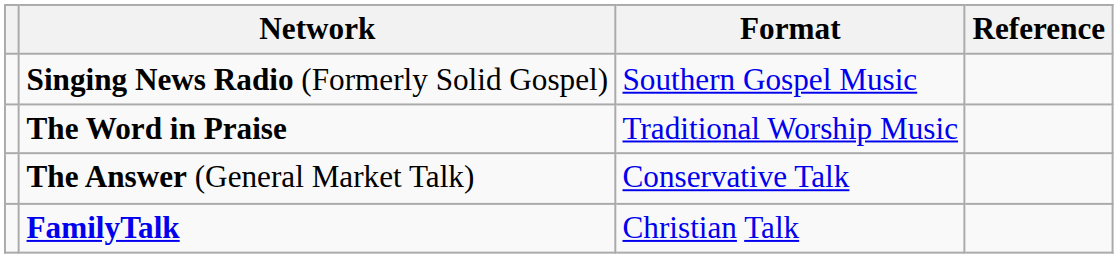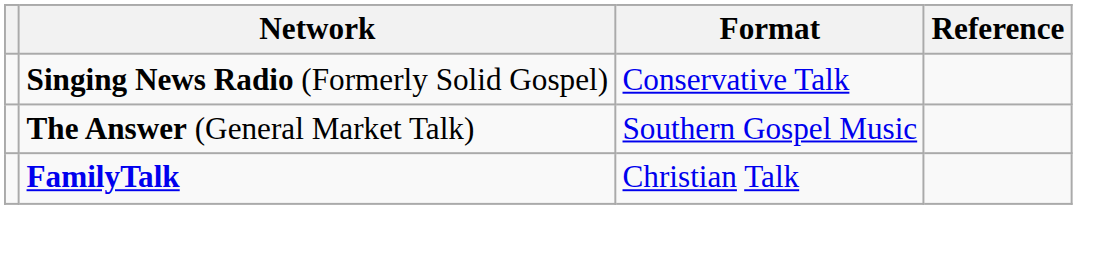(770, 78) Southern Gospel Music -> (736, 78) Conservative Talk
- row: (157, 128)
(736, 177) Conservative Talk -> (770, 128) Southern Gospel Music
